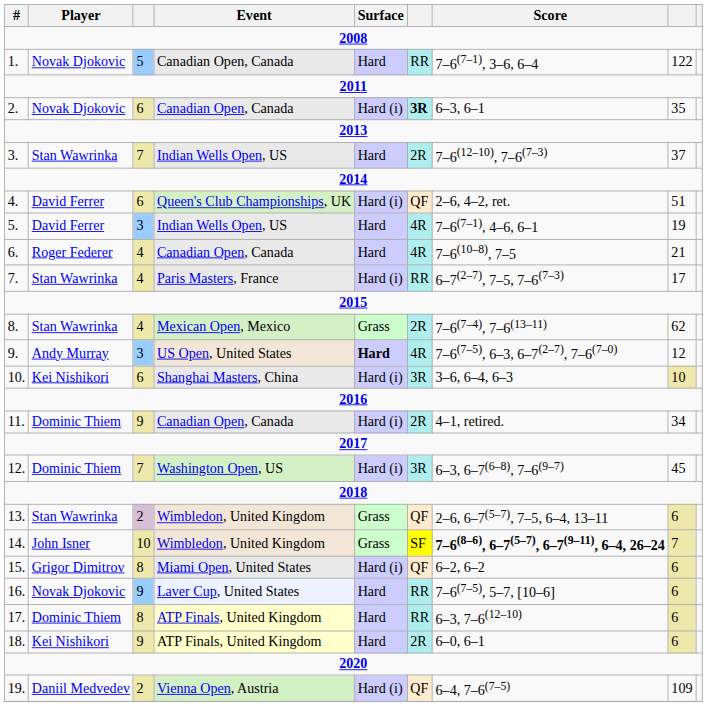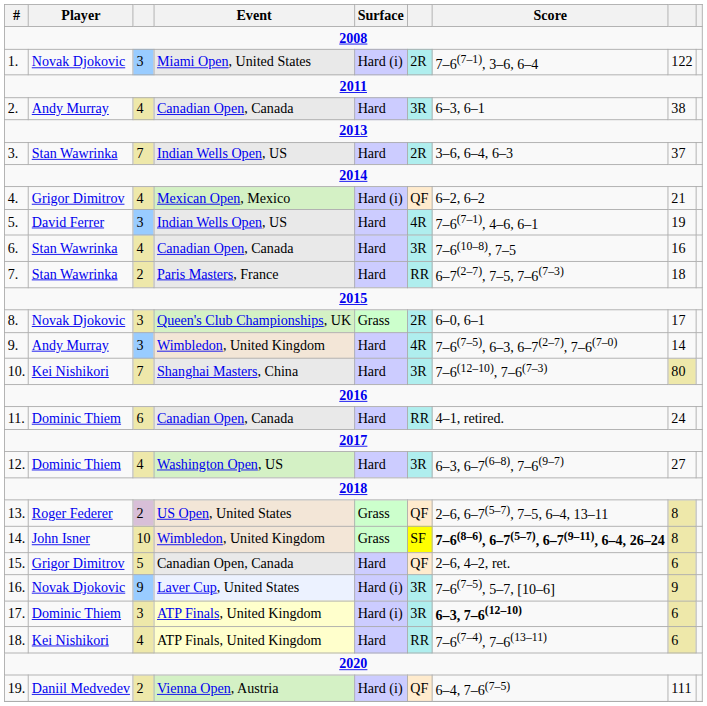(140, 62) 5 -> (140, 62) 3
(225, 62) Canadian Open, Canada -> (234, 62) Miami Open, United States
(372, 62) Hard -> (380, 62) Hard (i)
(420, 62) RR -> (419, 62) 2R
(79, 108) Novak Djokovic -> (70, 108) Andy Murray
(140, 108) 6 -> (140, 108) 4
(380, 108) Hard (i) -> (372, 108) Hard
(419, 108) bold -> (419, 108) normal
(678, 108) 35 -> (678, 108) 38
(491, 155) 7–6(12–10), 7–6(7–3) -> (474, 153) 3–6, 6–4, 6–3
(68, 201) David Ferrer -> (78, 198) Grigor Dimitrov
(140, 201) 6 -> (140, 198) 4
(254, 201) Queen's Club Championships, UK -> (224, 198) Mexican Open, Mexico
(473, 201) 2–6, 4–2, ret. -> (460, 198) 6–2, 6–2
(678, 201) 51 -> (678, 198) 21
(72, 252) Roger Federer -> (75, 248) Stan Wawrinka
(419, 252) 4R -> (419, 248) 3R
(678, 252) 21 -> (678, 248) 16
(140, 278) 4 -> (140, 274) 2
(380, 278) Hard (i) -> (372, 274) Hard
(678, 278) 17 -> (678, 274) 18
(75, 326) Stan Wawrinka -> (79, 321) Novak Djokovic
(140, 326) 4 -> (140, 321) 3
(224, 326) Mexican Open, Mexico -> (254, 321) Queen's Club Championships, UK
(491, 326) 7–6(7–4), 7–6(13–11) -> (460, 321) 6–0, 6–1
(678, 326) 62 -> (678, 321) 17
(224, 353) US Open, United States -> (241, 345) Wimbledon, United Kingdom
(374, 353) bold -> (372, 345) normal
(678, 353) 12 -> (678, 345) 14
(140, 377) 6 -> (140, 371) 7
(380, 377) Hard (i) -> (372, 371) Hard
(474, 377) 3–6, 6–4, 6–3 -> (491, 371) 7–6(12–10), 7–6(7–3)
(678, 377) 10 -> (678, 371) 80
(140, 421) 9 -> (140, 418) 6
(380, 421) Hard (i) -> (372, 418) Hard
(419, 421) 2R -> (420, 418) RR
(678, 421) 34 -> (678, 418) 24
(140, 468) 7 -> (140, 464) 4
(380, 468) Hard (i) -> (372, 464) Hard
(678, 468) 45 -> (678, 464) 27
(75, 516) Stan Wawrinka -> (72, 513) Roger Federer
(241, 516) Wimbledon, United Kingdom -> (224, 513) US Open, United States
(675, 516) 6 -> (675, 513) 8
(675, 543) 7 -> (675, 539) 8
(140, 567) 8 -> (140, 563) 5
(234, 567) Miami Open, United States -> (225, 563) Canadian Open, Canada
(380, 567) Hard (i) -> (372, 563) Hard
(460, 567) 6–2, 6–2 -> (473, 563) 2–6, 4–2, ret.
(372, 591) Hard -> (380, 587) Hard (i)
(420, 591) RR -> (419, 587) 3R
(675, 591) 6 -> (675, 587) 9
(140, 617) 8 -> (140, 613) 3
(372, 617) Hard -> (380, 613) Hard (i)
(420, 617) RR -> (419, 613) 3R
(479, 617) normal -> (479, 613) bold
(140, 641) 9 -> (140, 640) 4
(419, 641) 2R -> (420, 640) RR
(460, 641) 6–0, 6–1 -> (491, 640) 7–6(7–4), 7–6(13–11)
(682, 688) 109 -> (681, 688) 111
